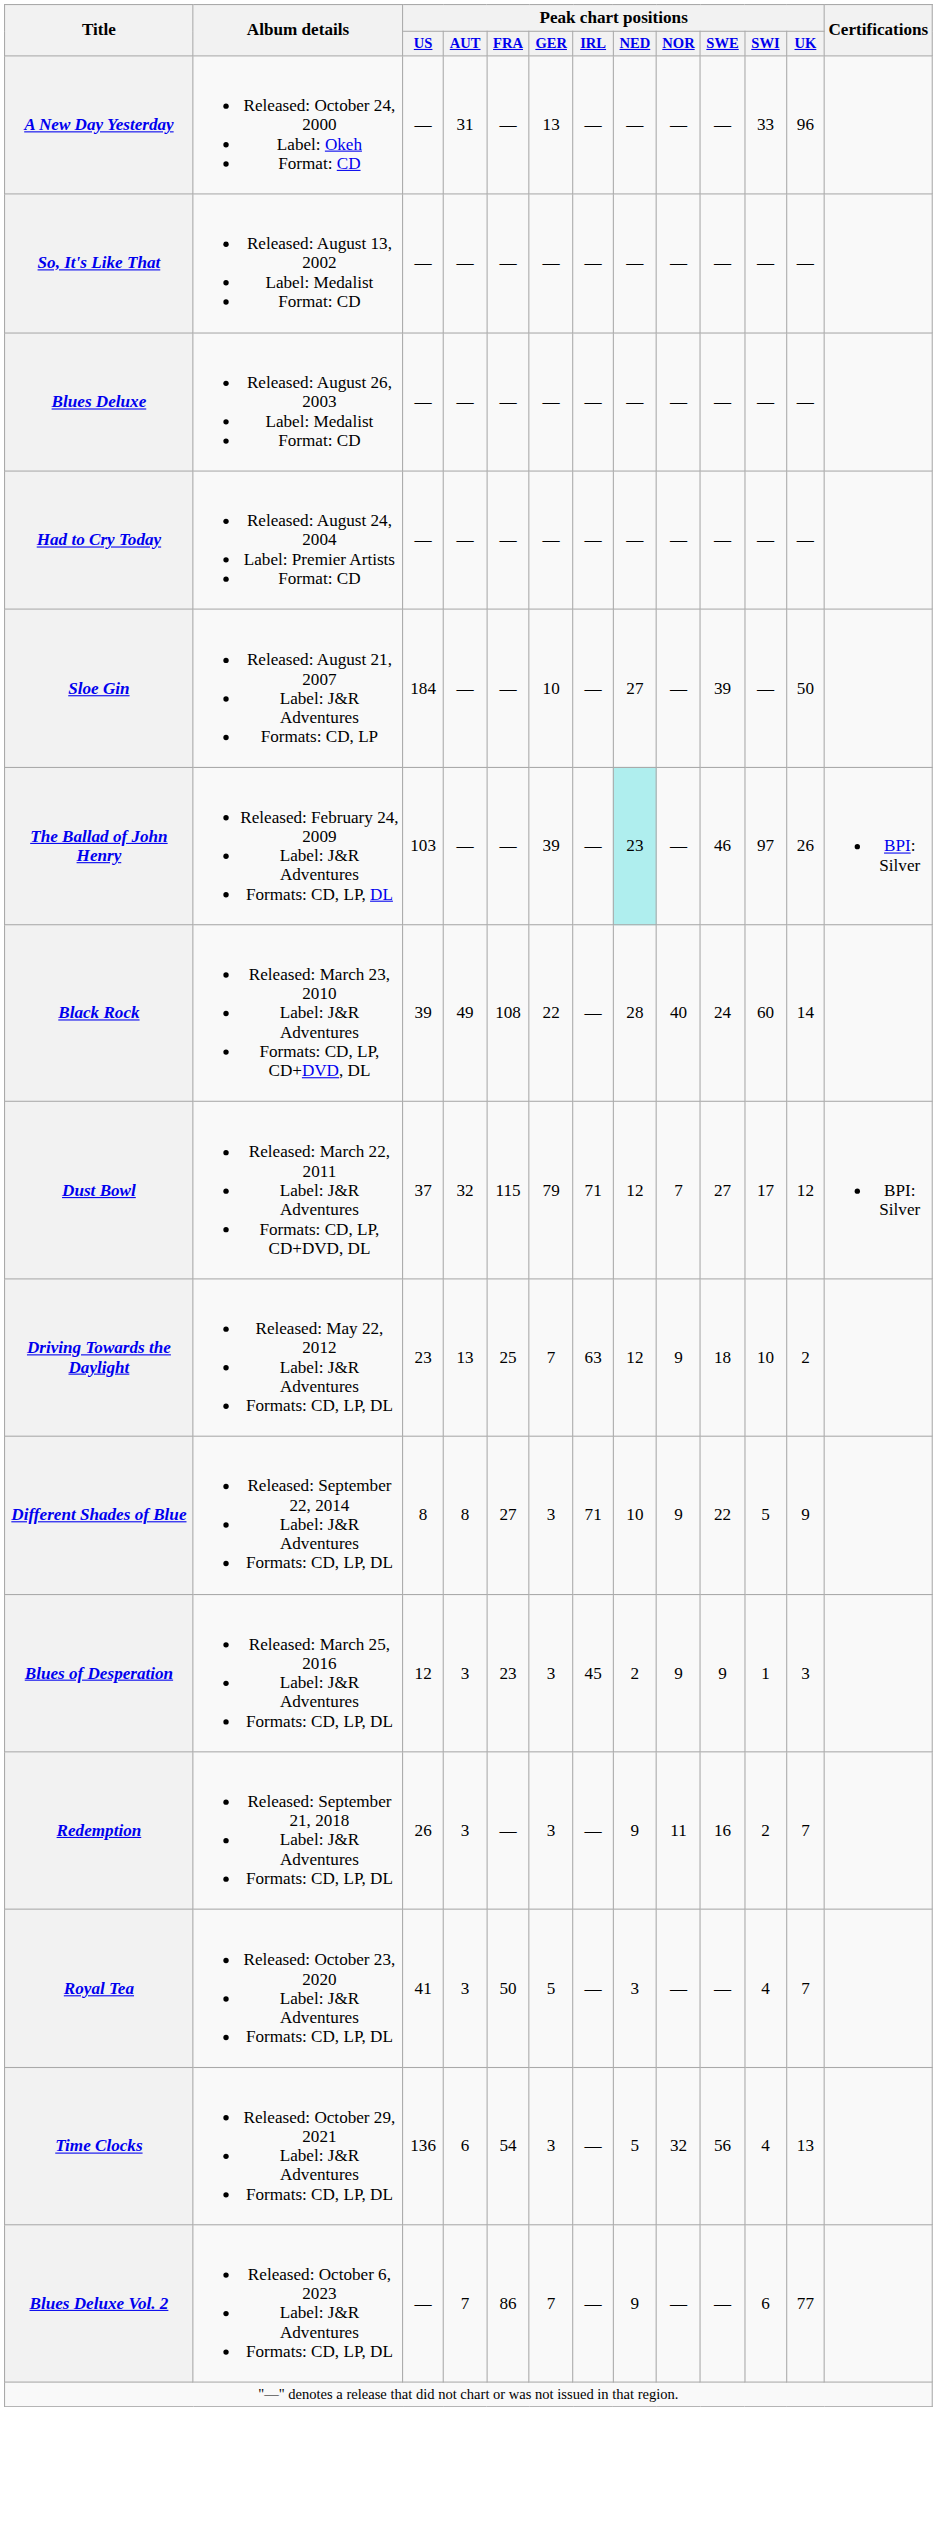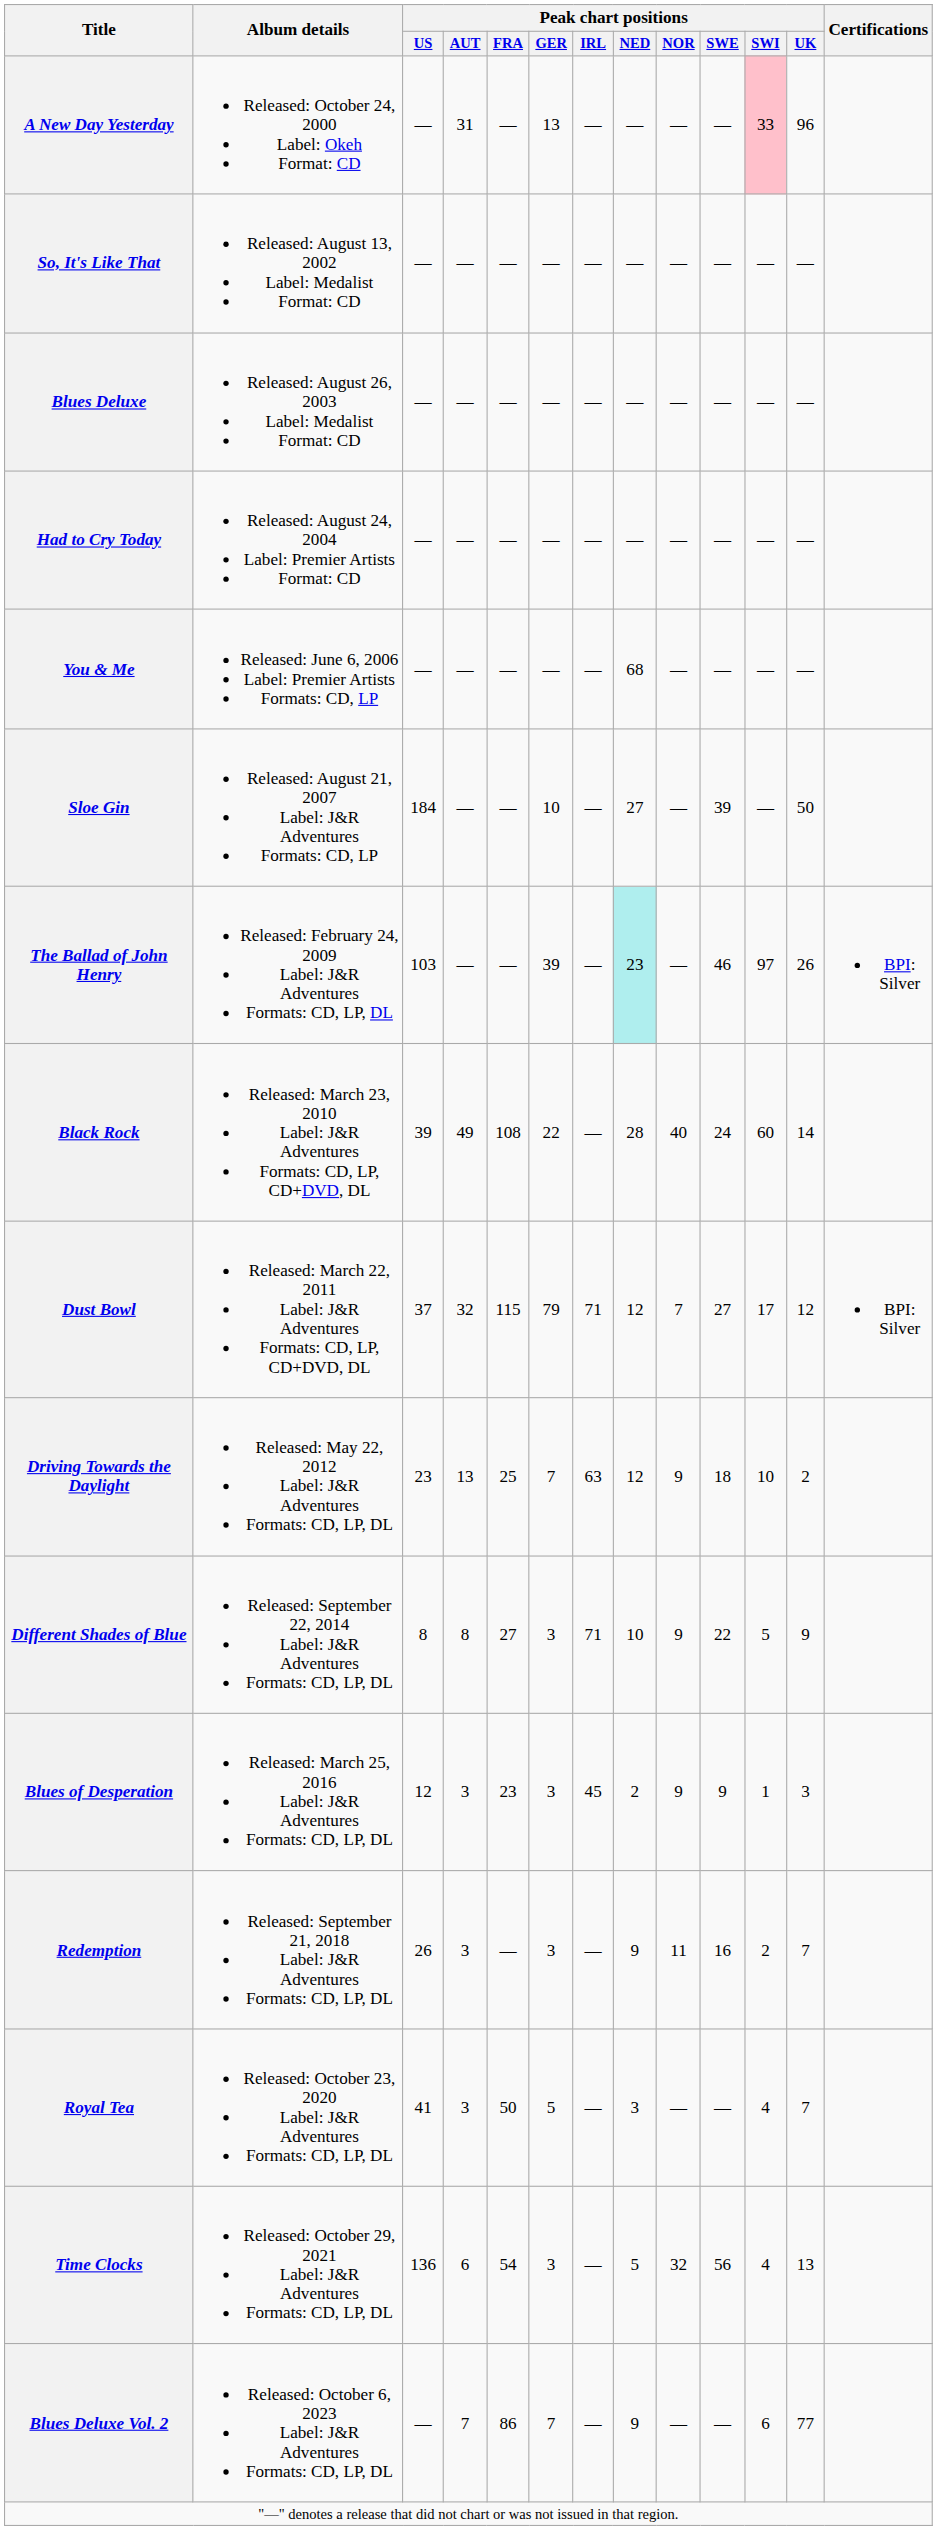(765, 124) no background -> (765, 124) pink background
+ row: (99, 668)
